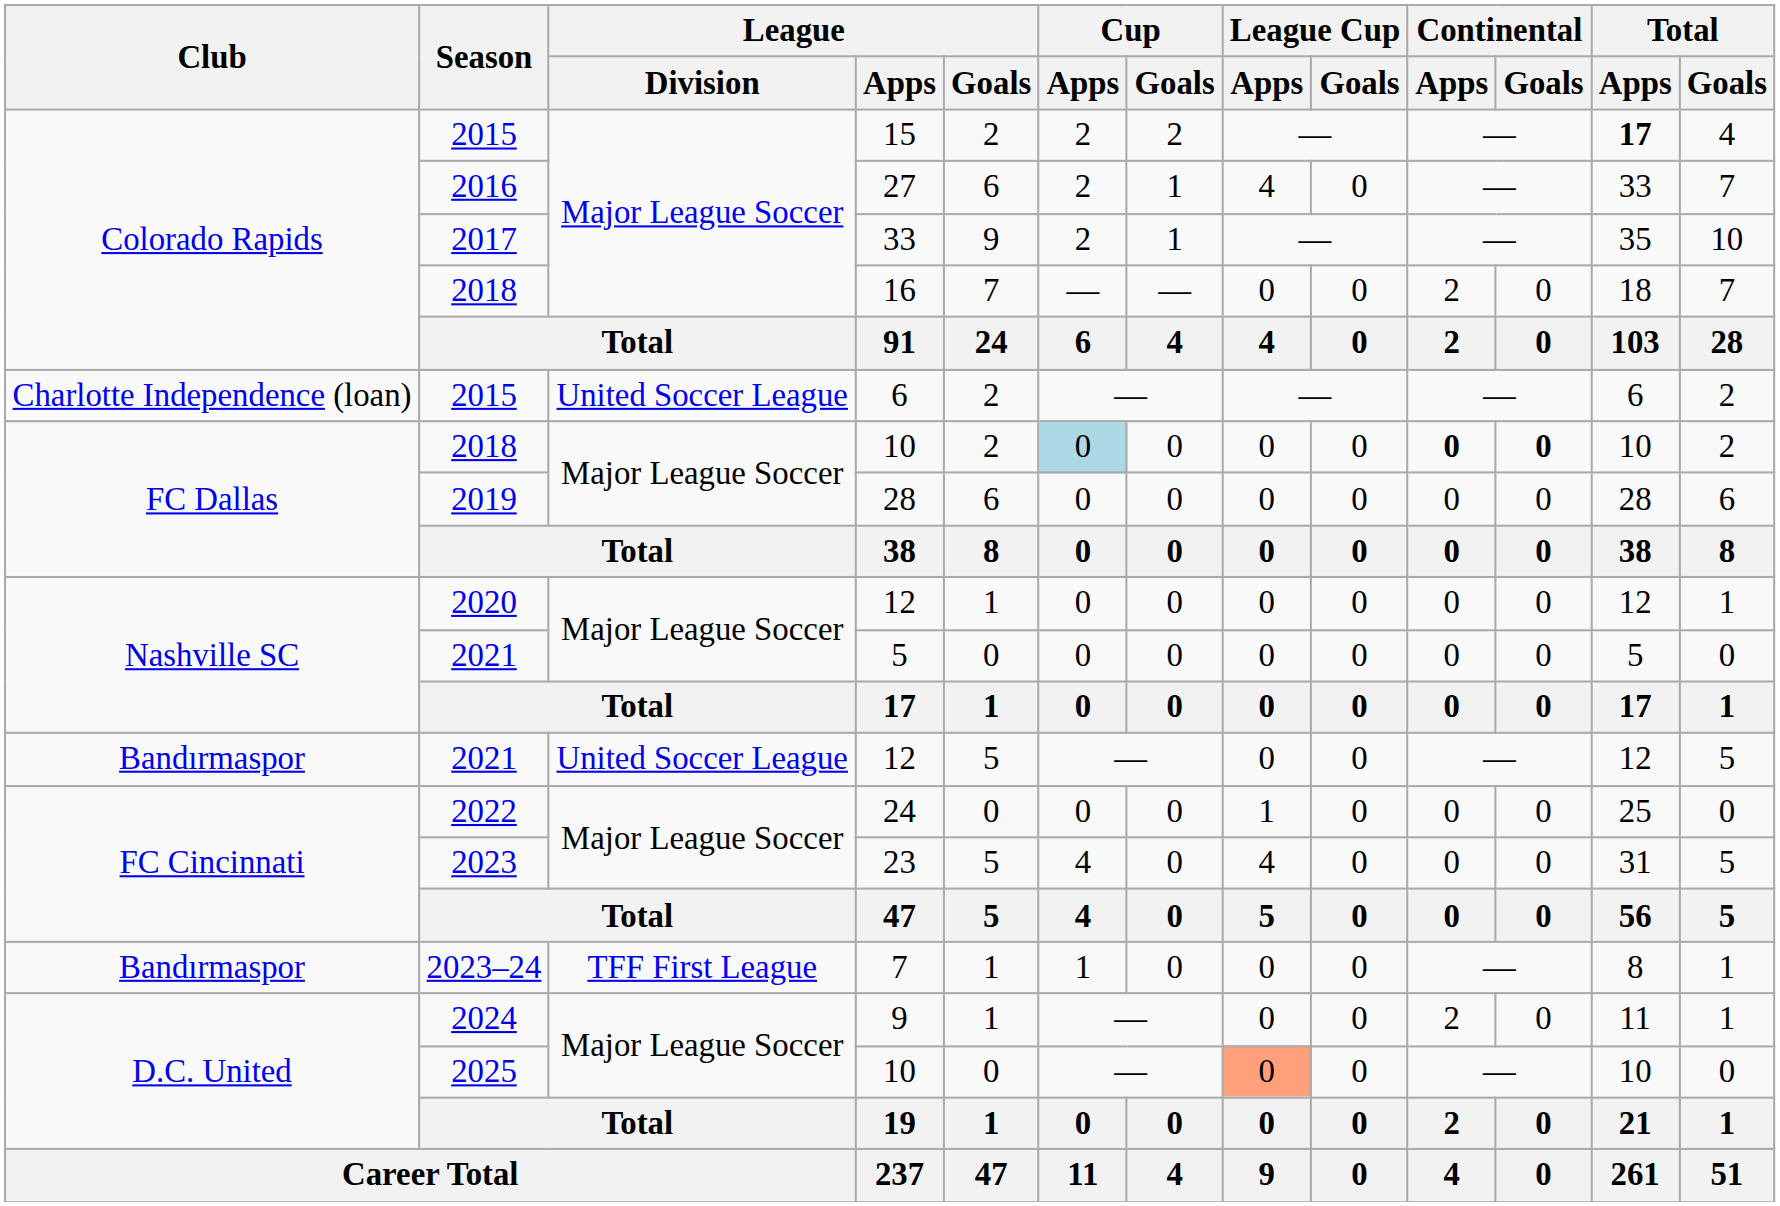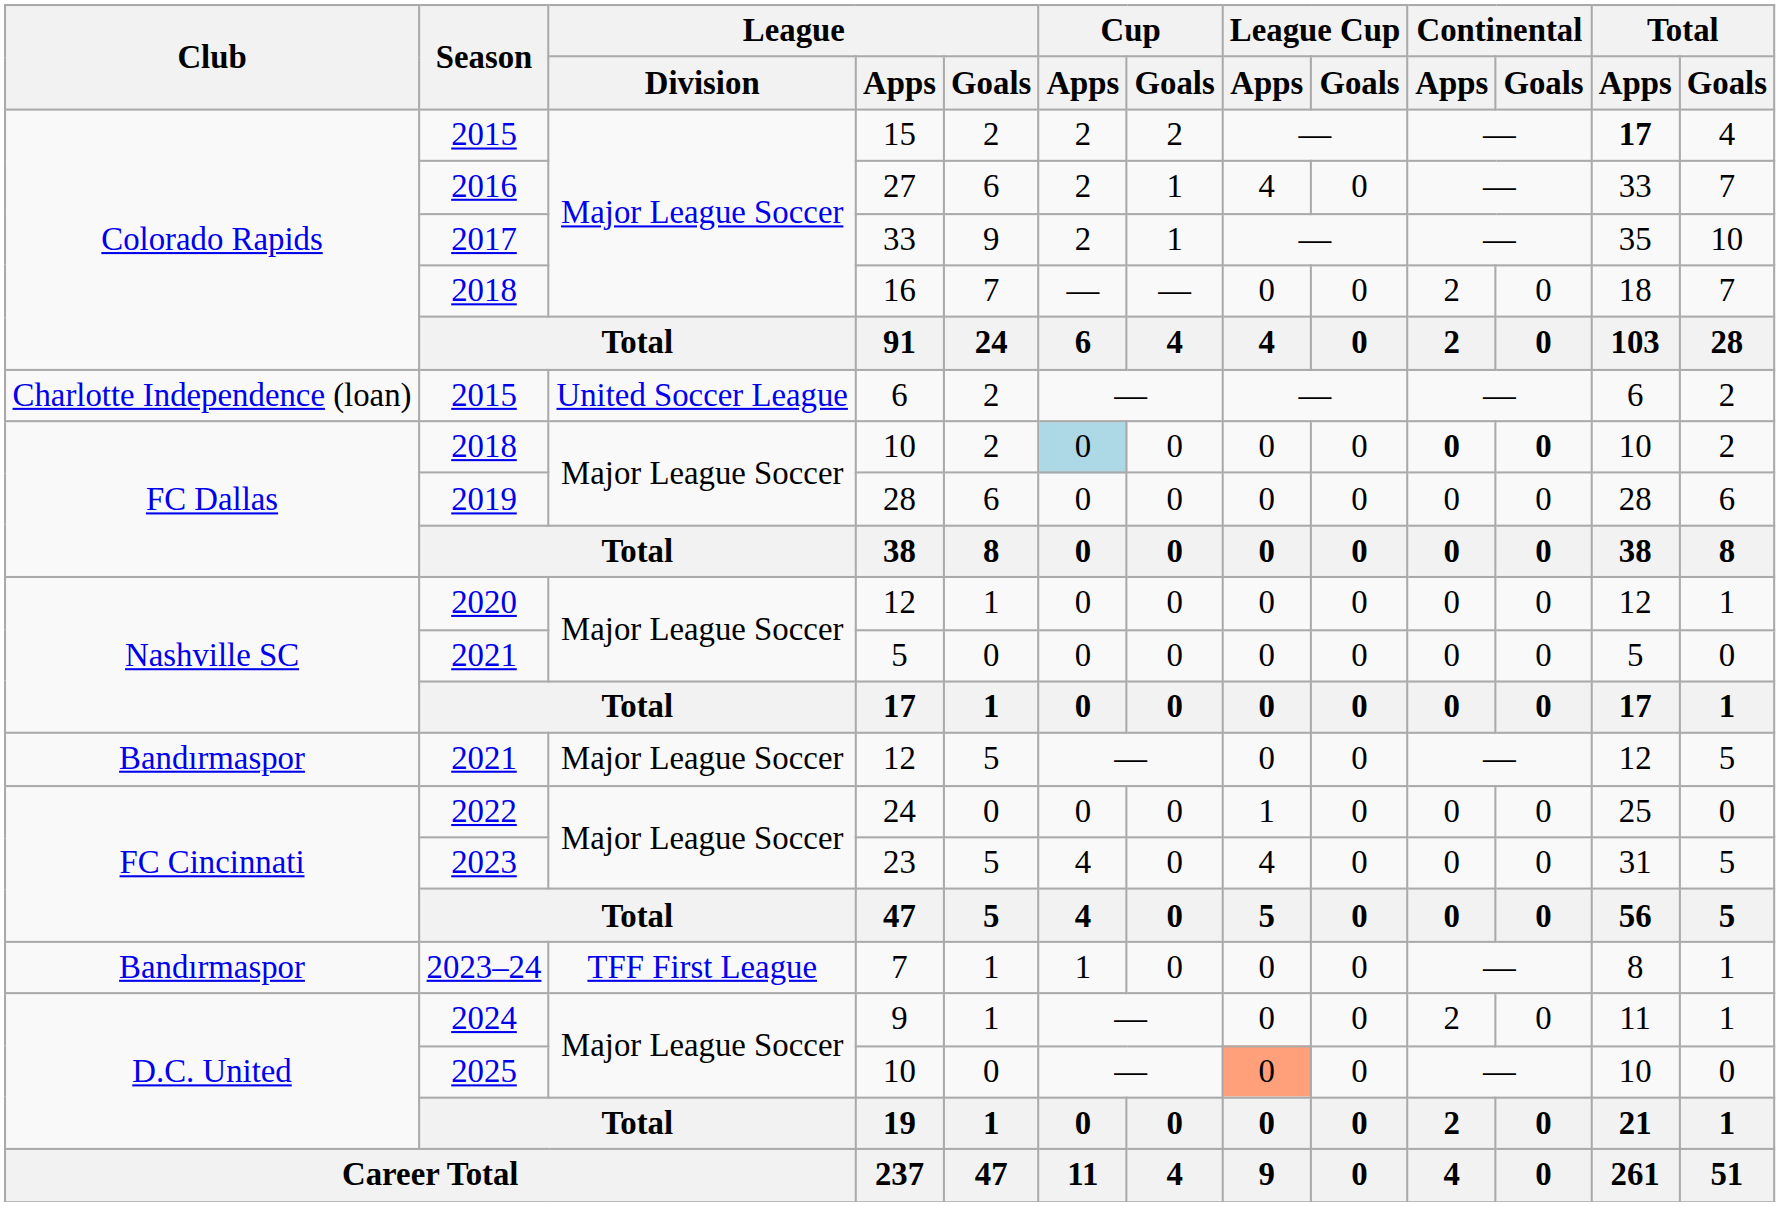(702, 758) United Soccer League -> (702, 758) Major League Soccer
